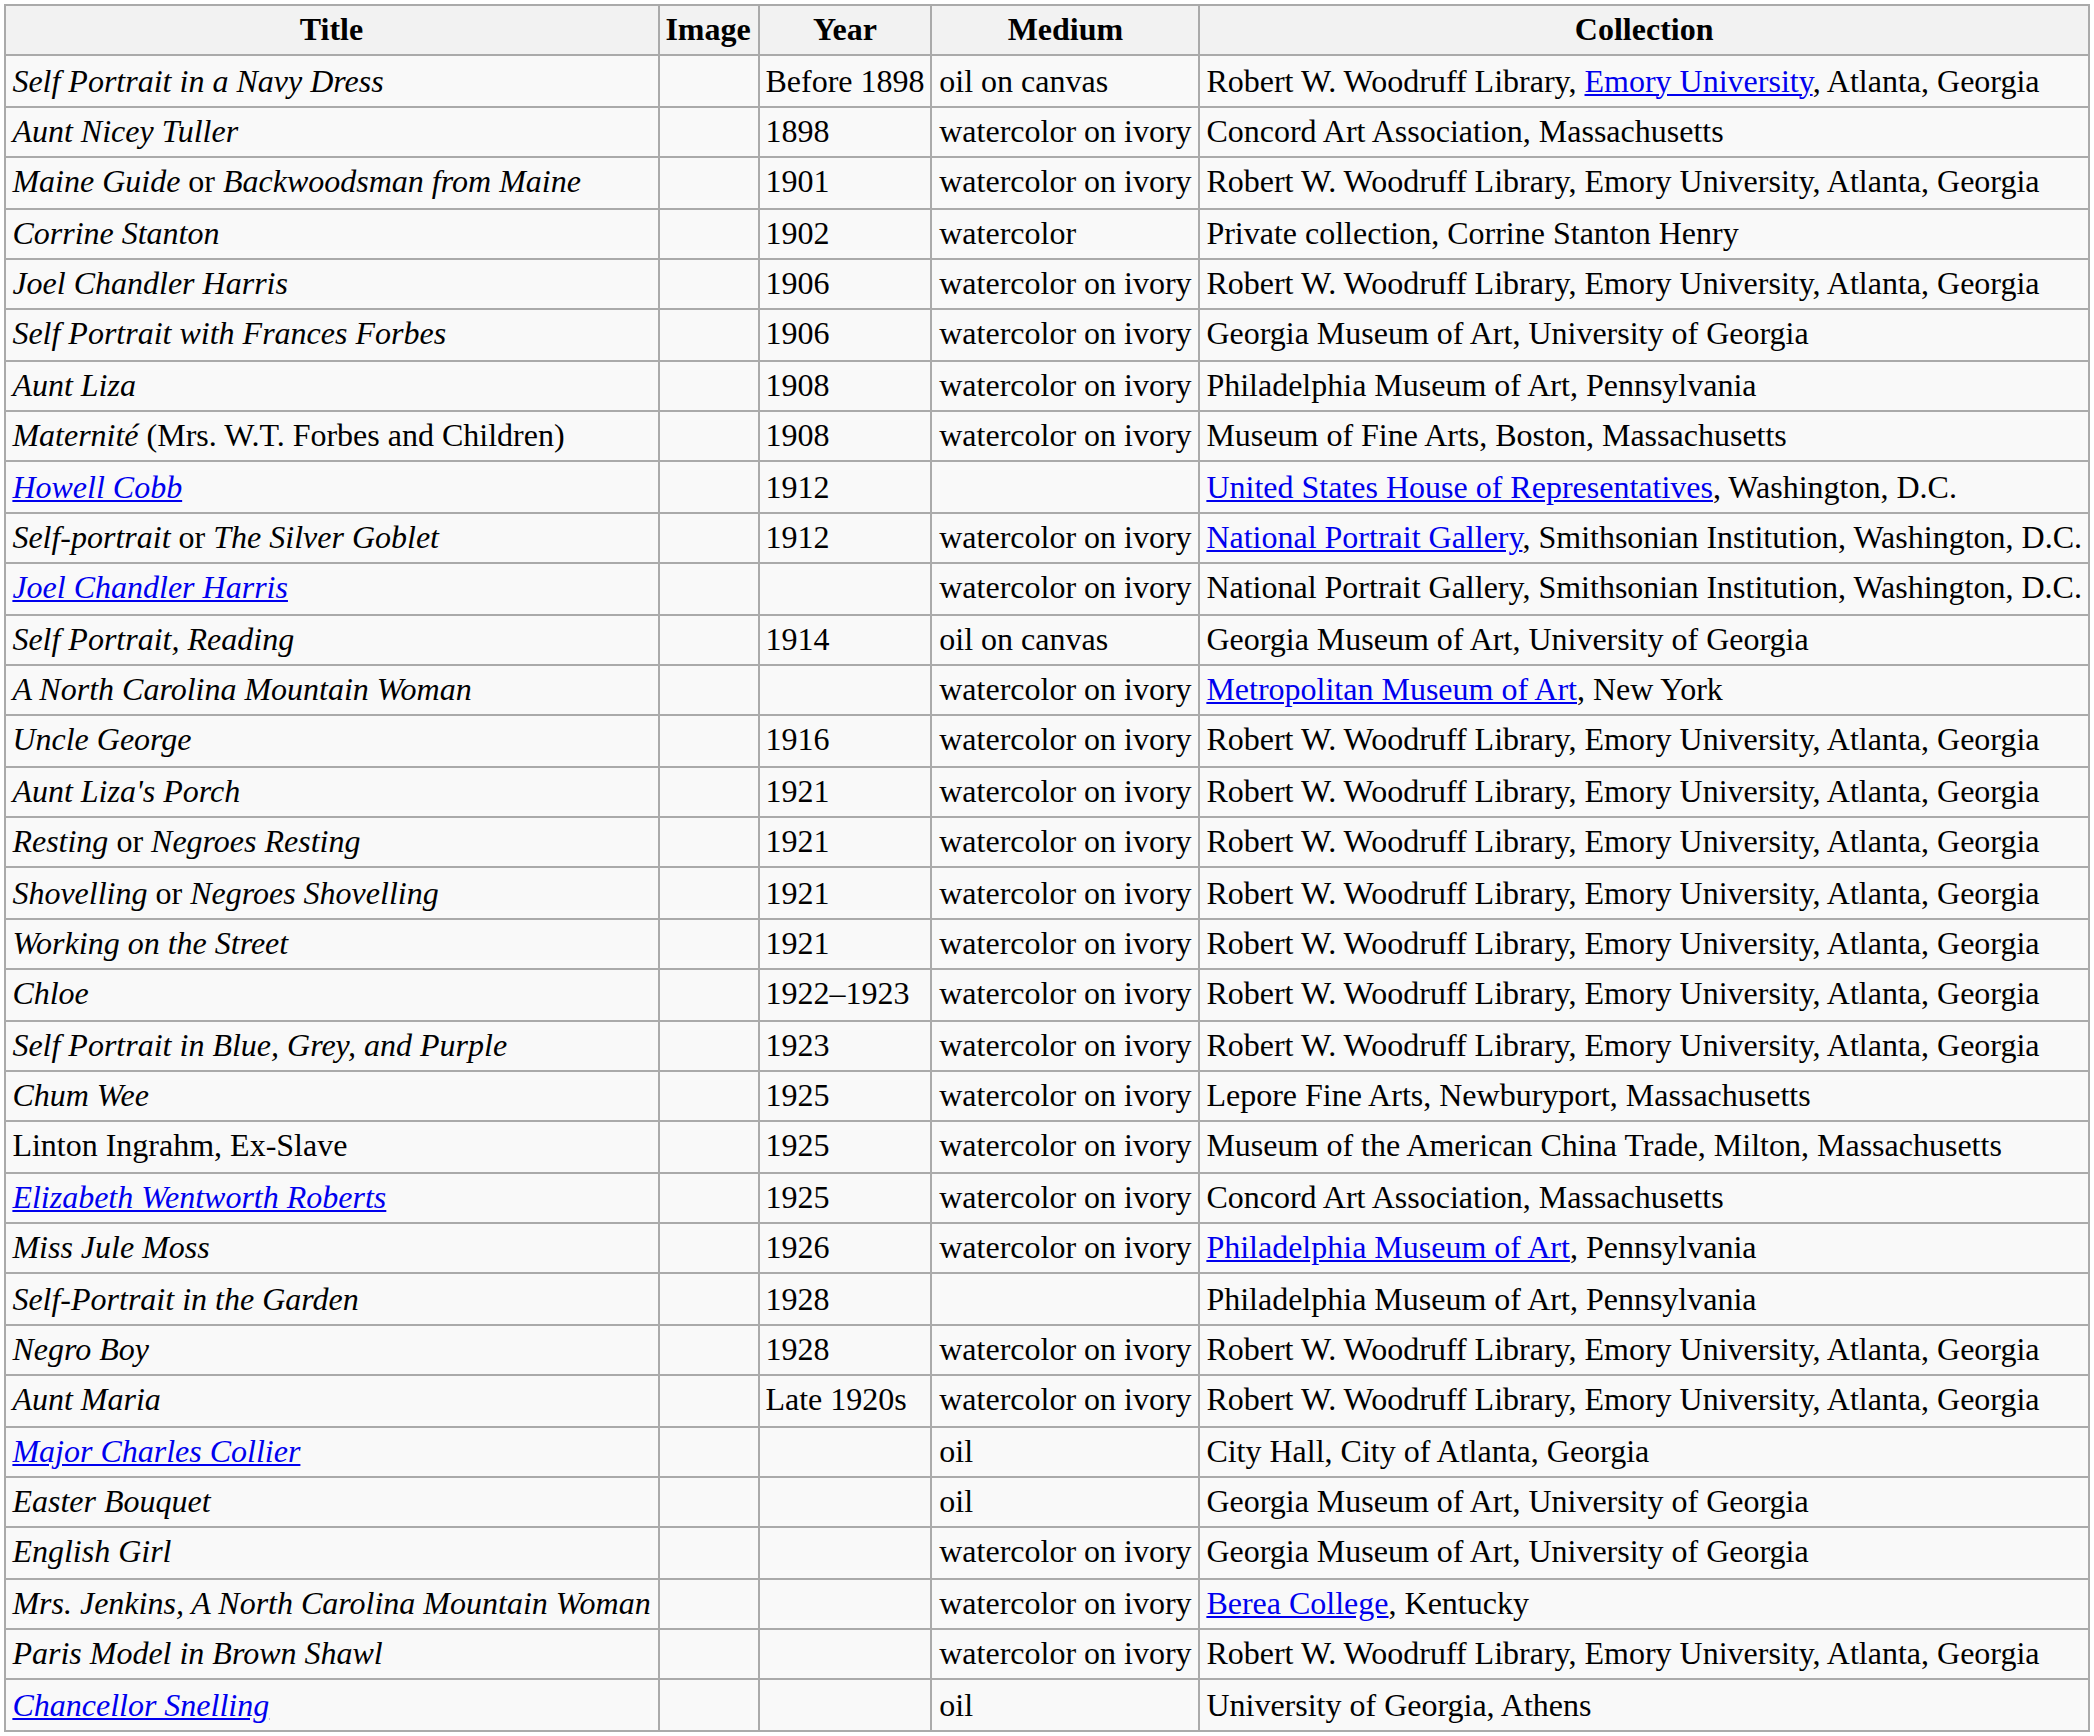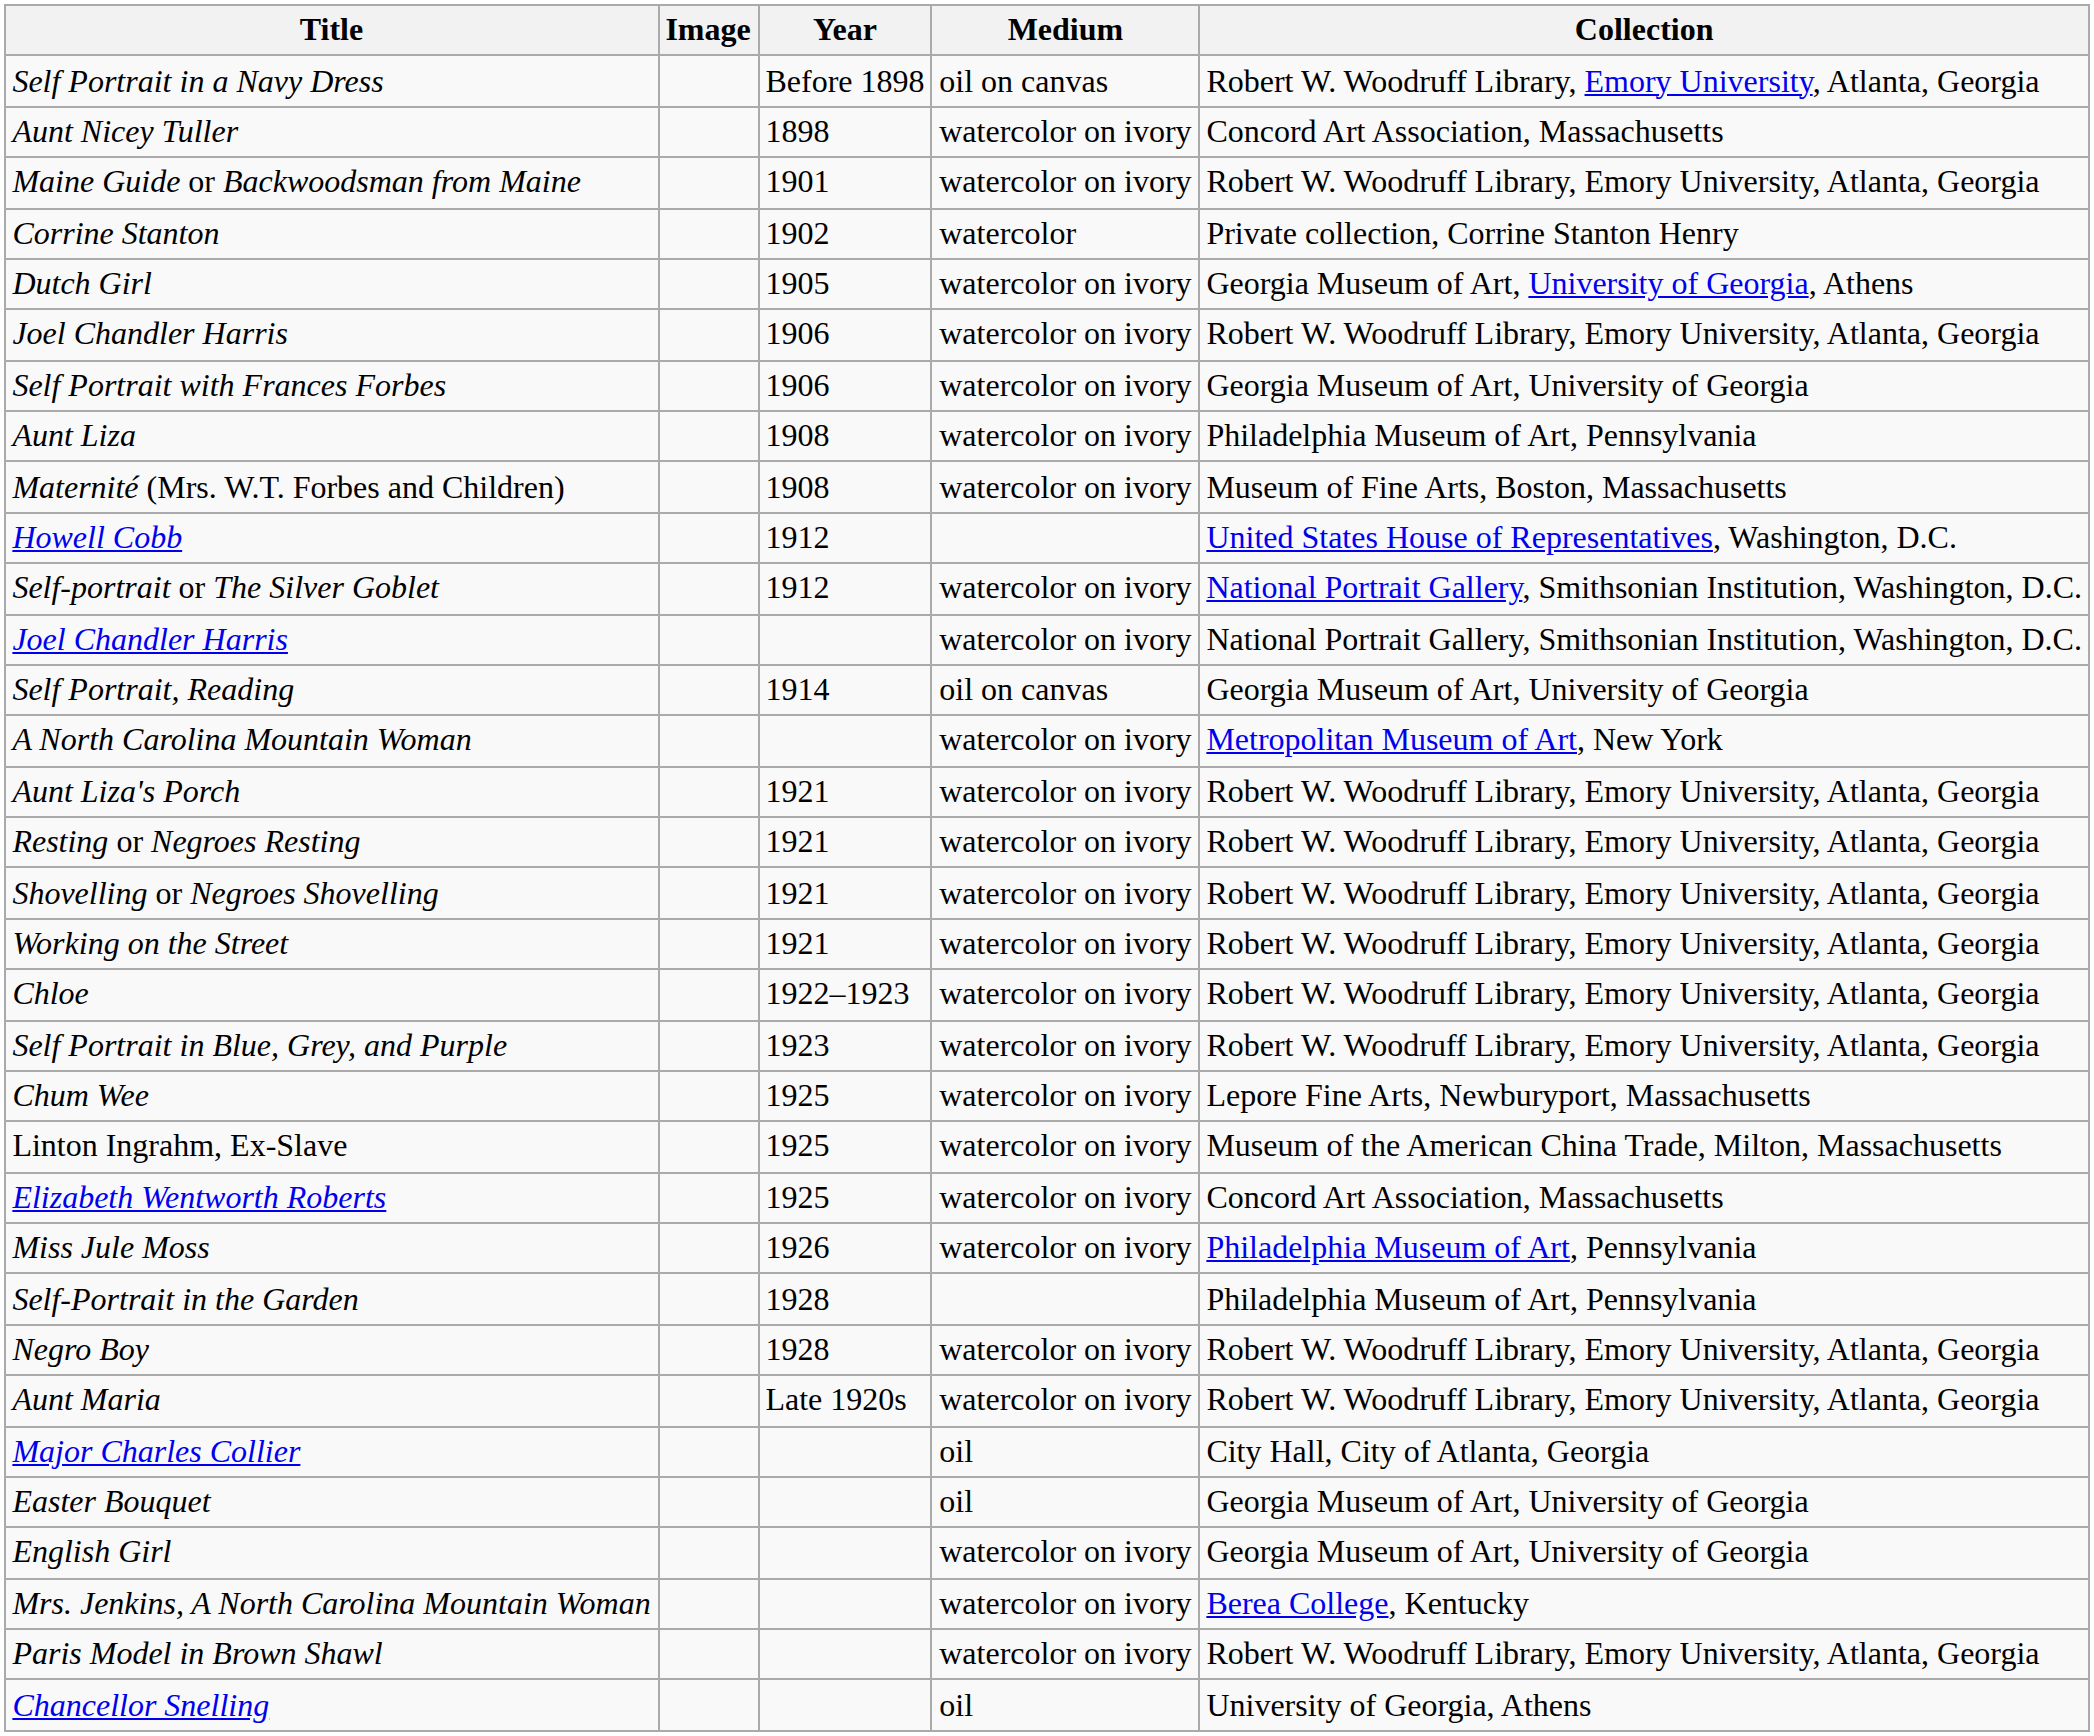+ row: (82, 283)
- row: (102, 740)
